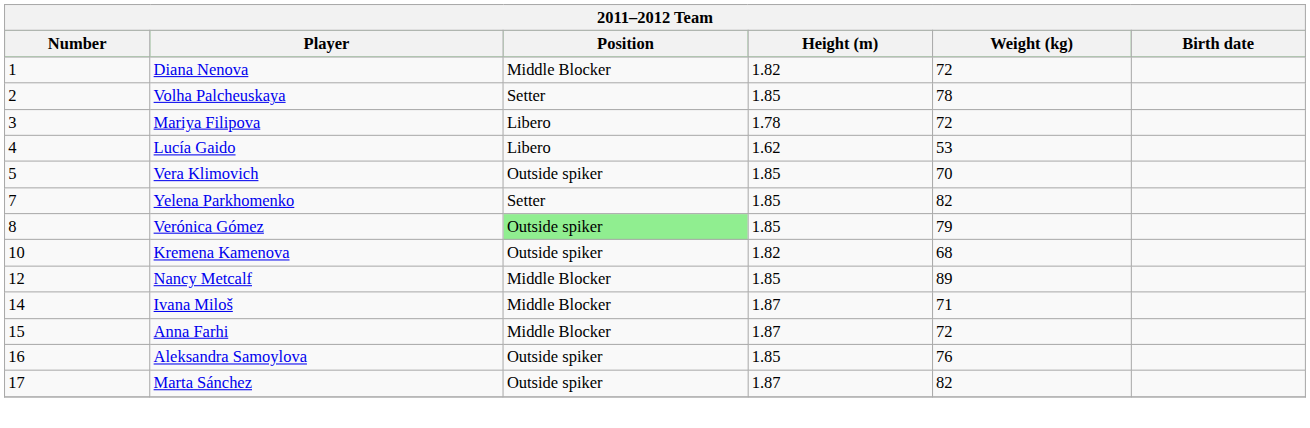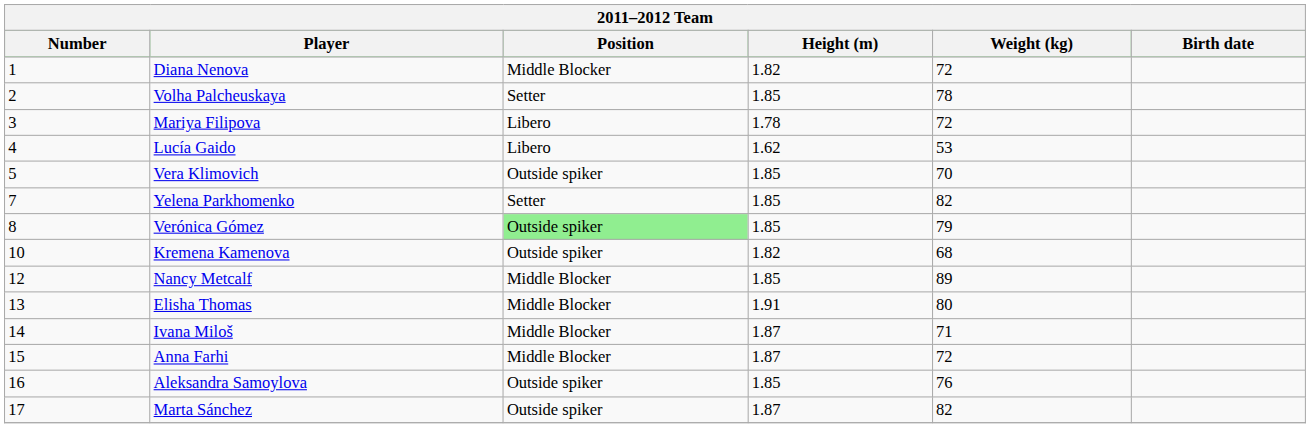+ row: (203, 305)
